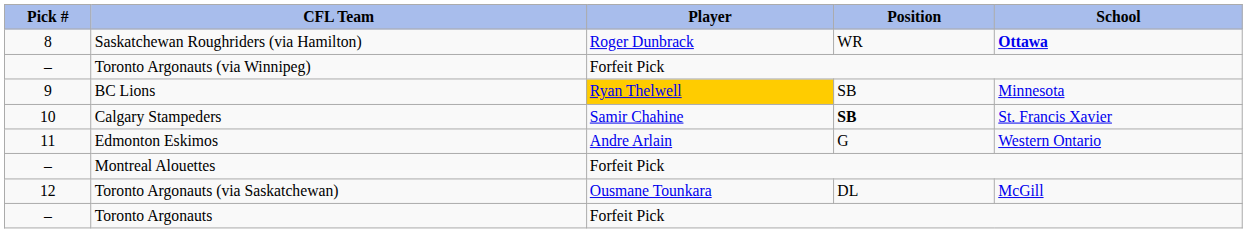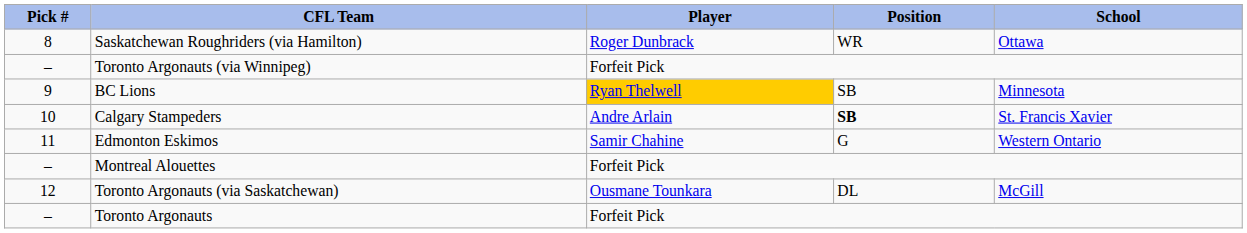(1023, 41) bold -> (1021, 41) normal
(637, 116) Samir Chahine -> (631, 116) Andre Arlain
(631, 141) Andre Arlain -> (637, 141) Samir Chahine
